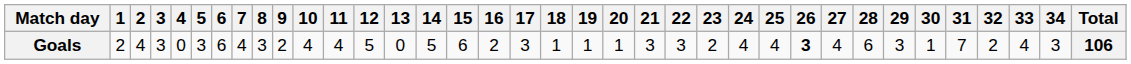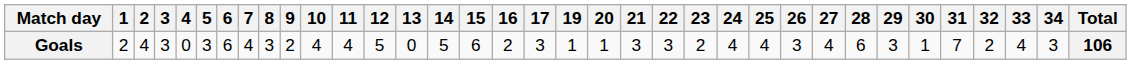- column: (556, 18)
(806, 45) bold -> (797, 45) normal
